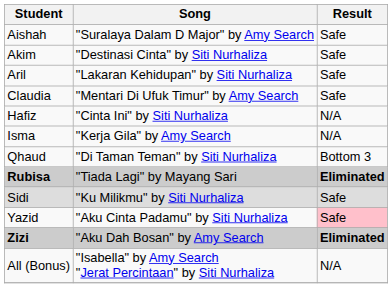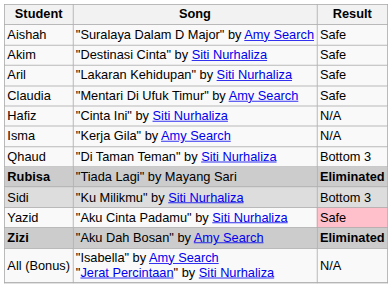(333, 197) Safe -> (346, 197) Bottom 3
